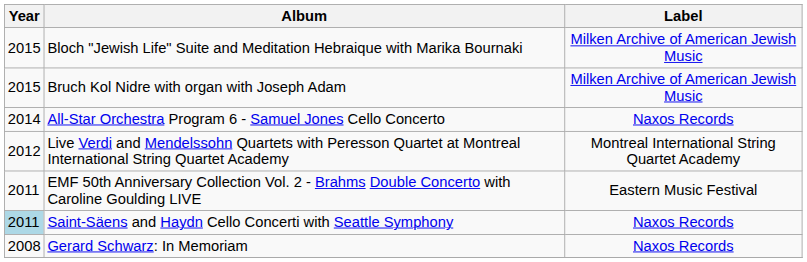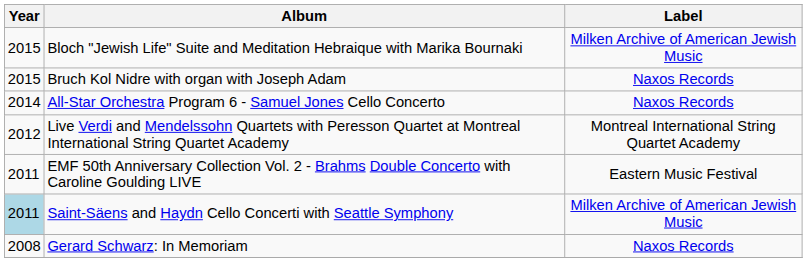(683, 87) Milken Archive of American Jewish Music -> (683, 79) Naxos Records
(683, 222) Naxos Records -> (683, 214) Milken Archive of American Jewish Music
